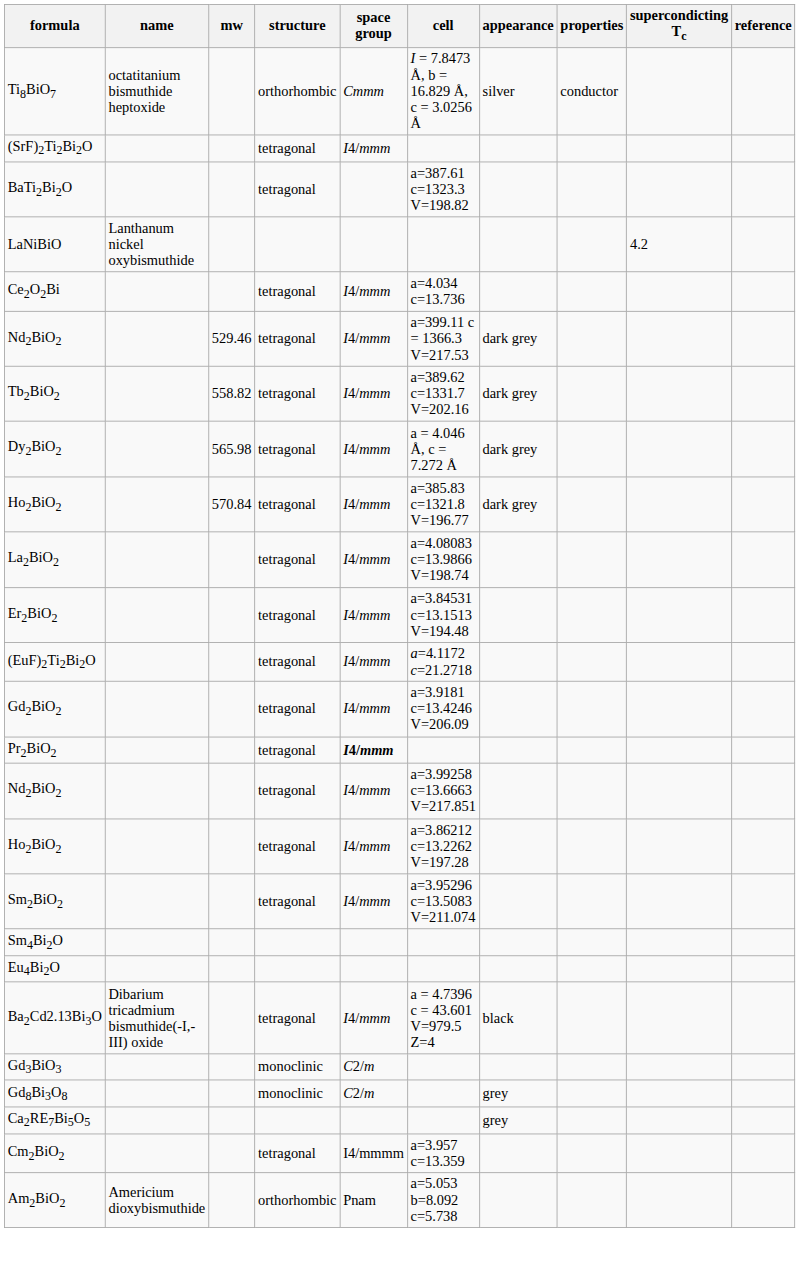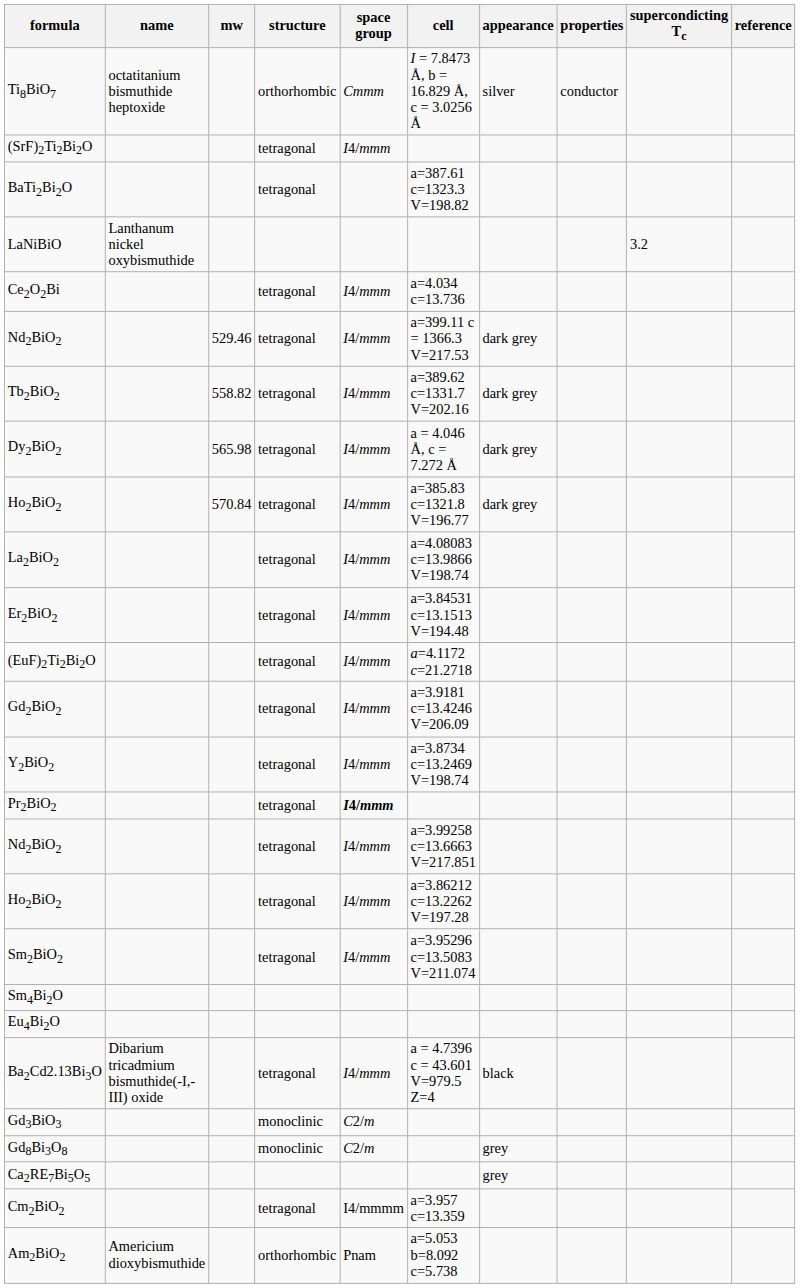(639, 244) 4.2 -> (639, 244) 3.2
+ row: (31, 764)
